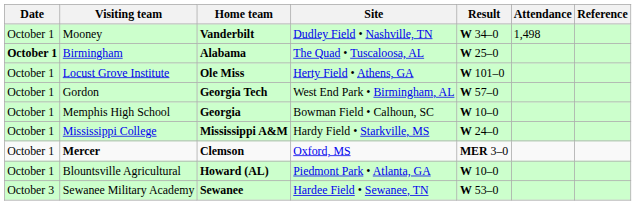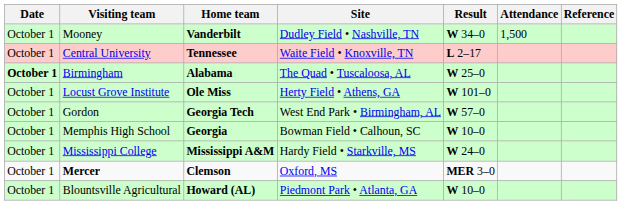(527, 34) 1,498 -> (514, 34) 1,500
+ row: (107, 53)
- row: (129, 190)
